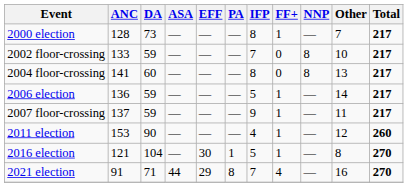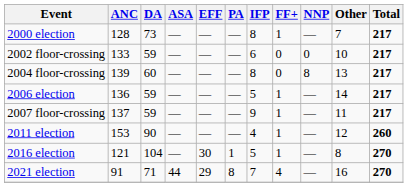(253, 53) 7 -> (253, 53) 6
(307, 53) 8 -> (307, 53) 0
(120, 73) 141 -> (120, 73) 139
